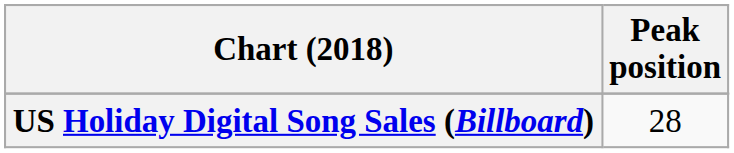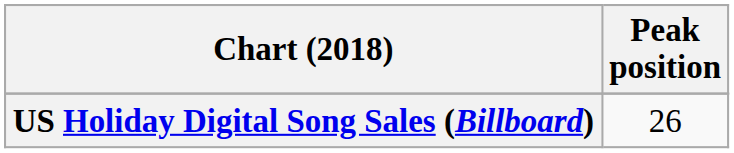(665, 119) 28 -> (665, 119) 26
